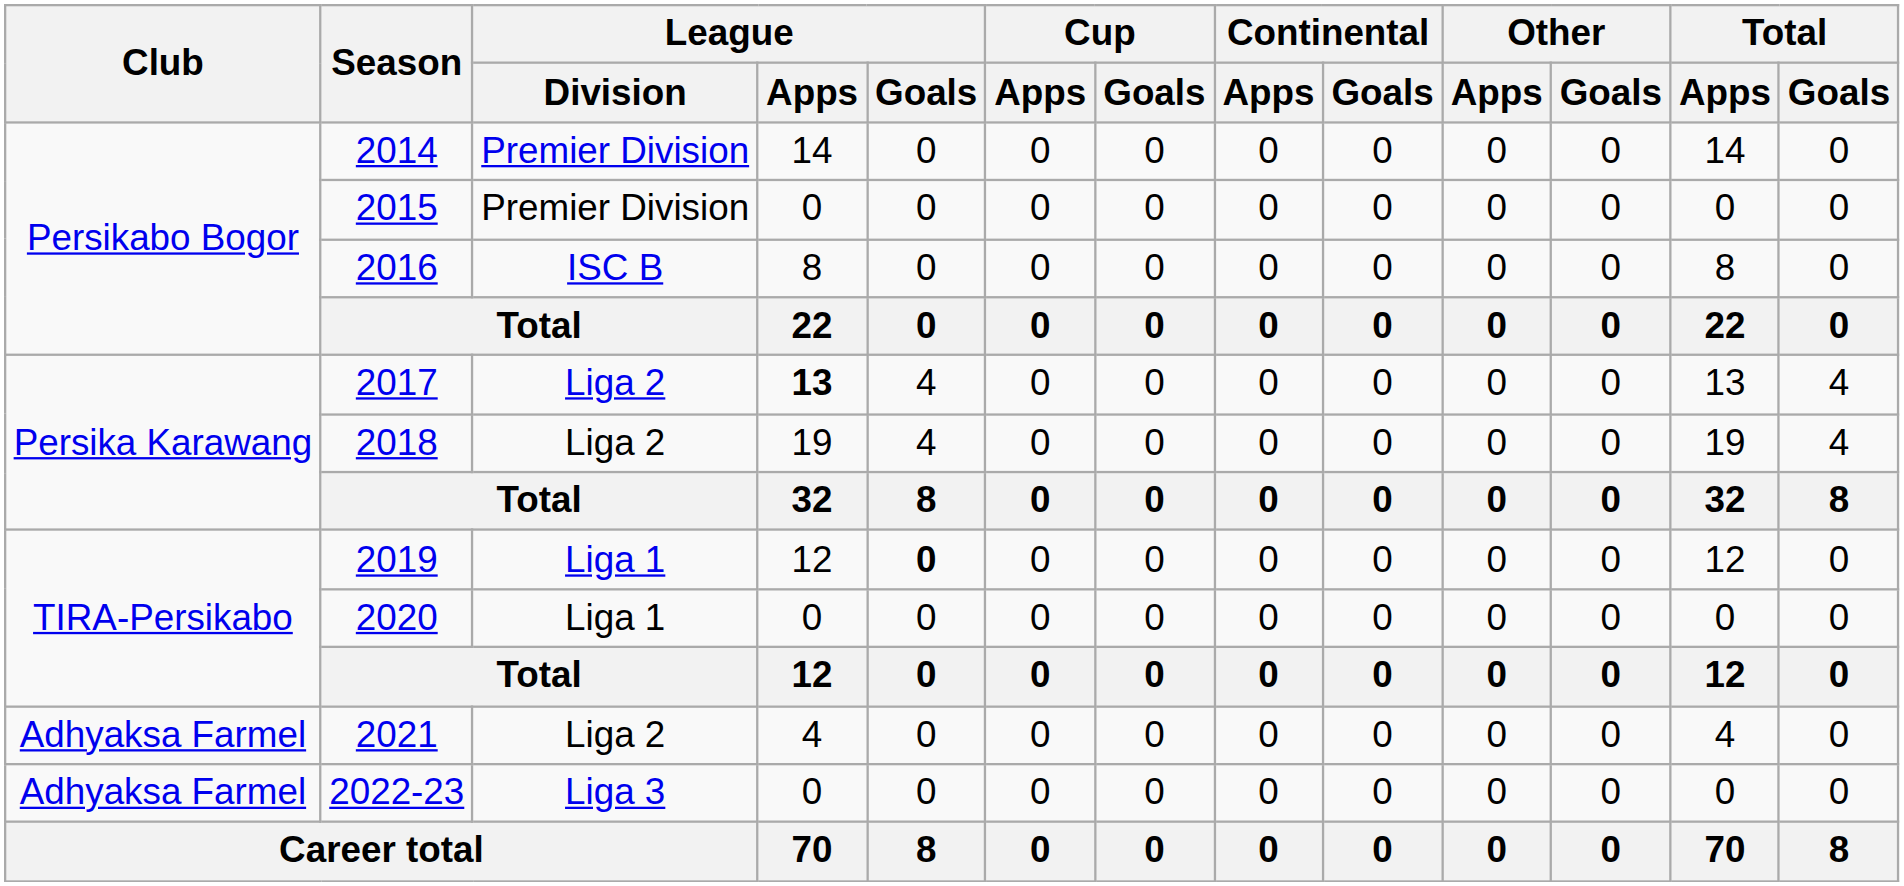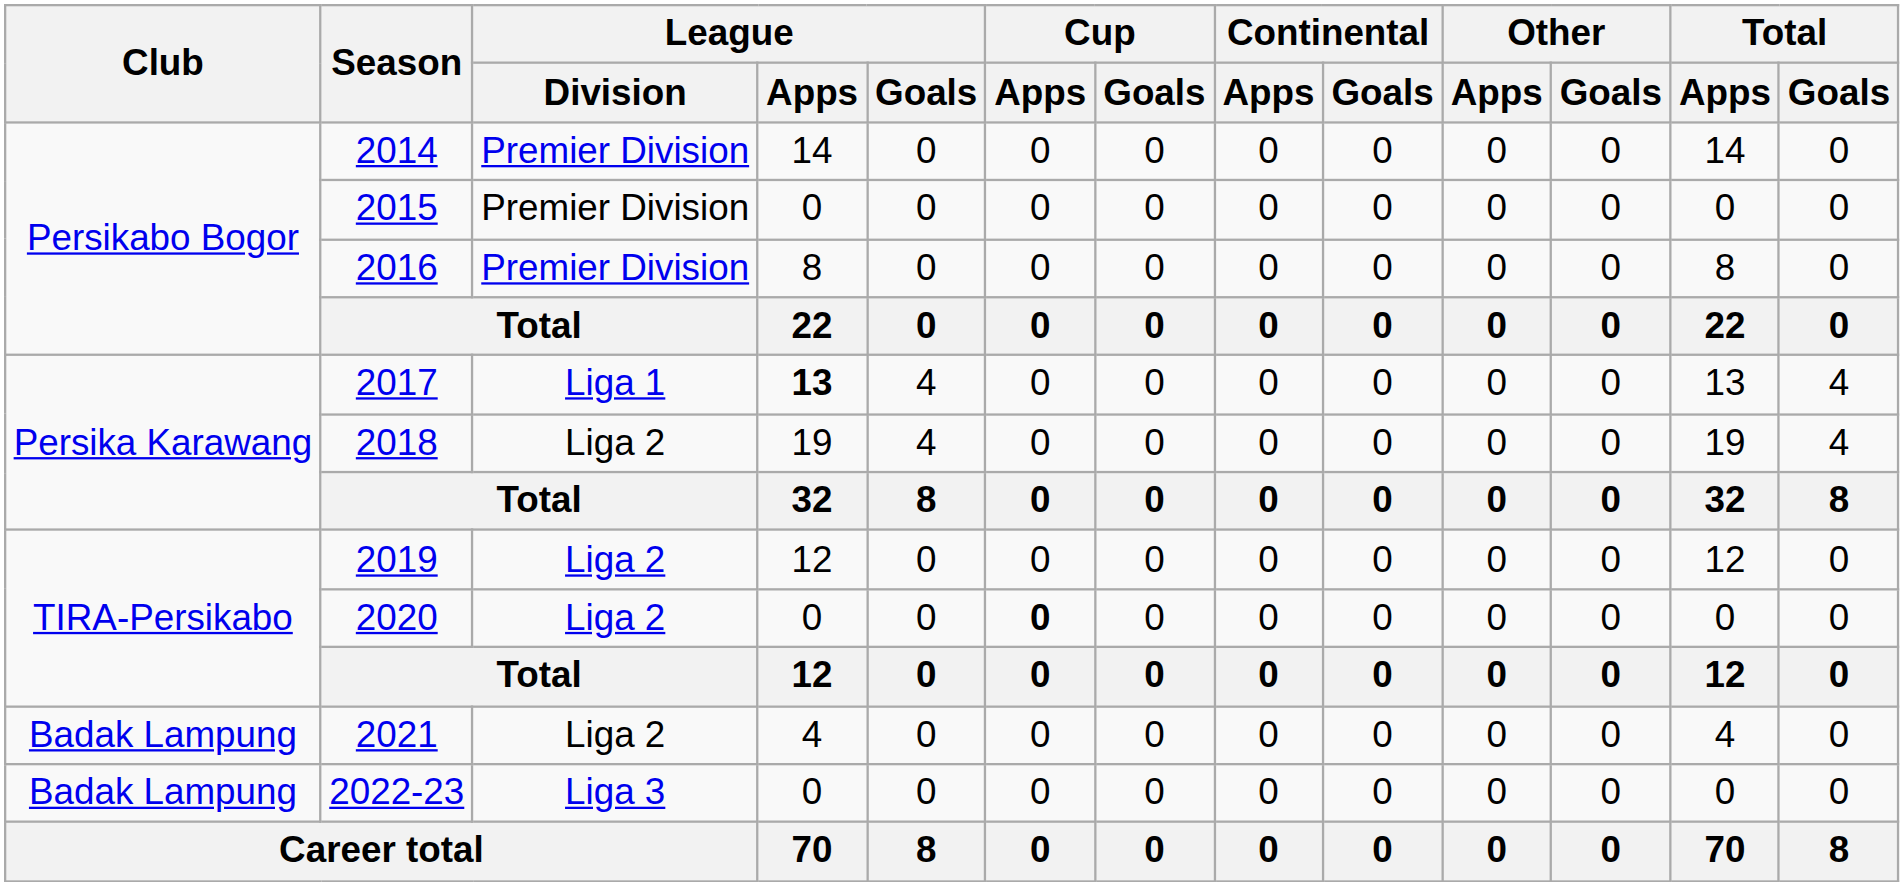(615, 267) ISC B -> (615, 267) Premier Division
(615, 383) Liga 2 -> (615, 383) Liga 1
(615, 558) Liga 1 -> (615, 558) Liga 2
(926, 558) bold -> (926, 558) normal
(615, 617) Liga 1 -> (615, 617) Liga 2
(1040, 617) normal -> (1040, 617) bold
(163, 734) Adhyaksa Farmel -> (163, 734) Badak Lampung
(163, 792) Adhyaksa Farmel -> (163, 792) Badak Lampung
